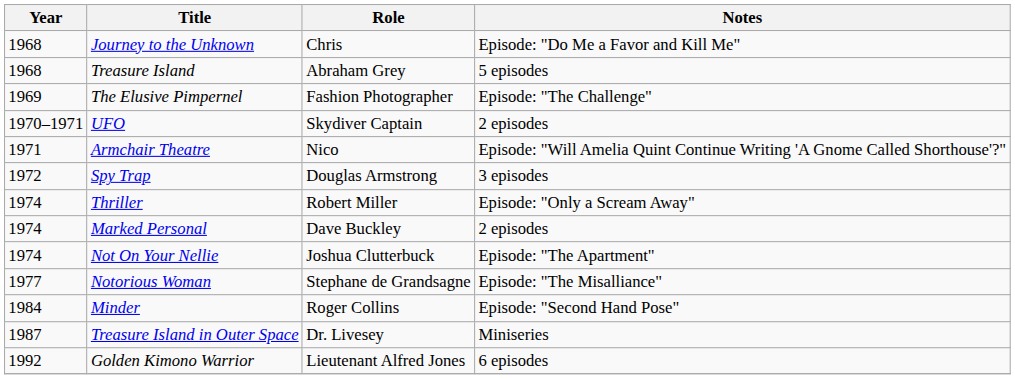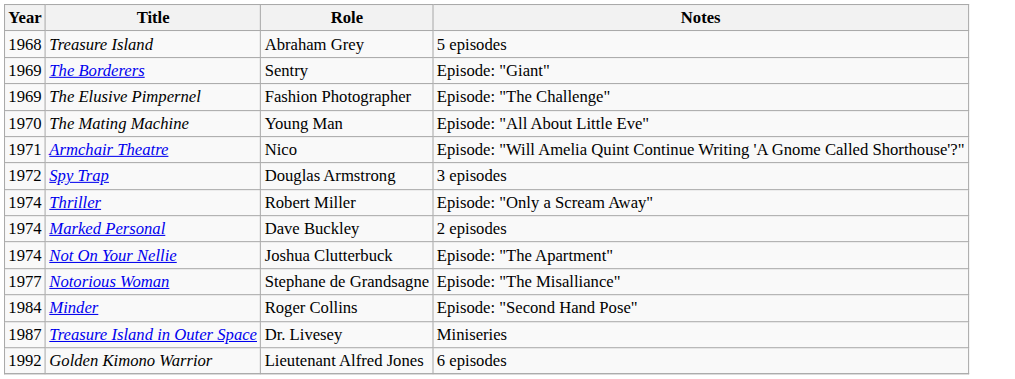- row: (172, 44)
+ row: (97, 70)
+ row: (119, 123)
- row: (108, 123)
